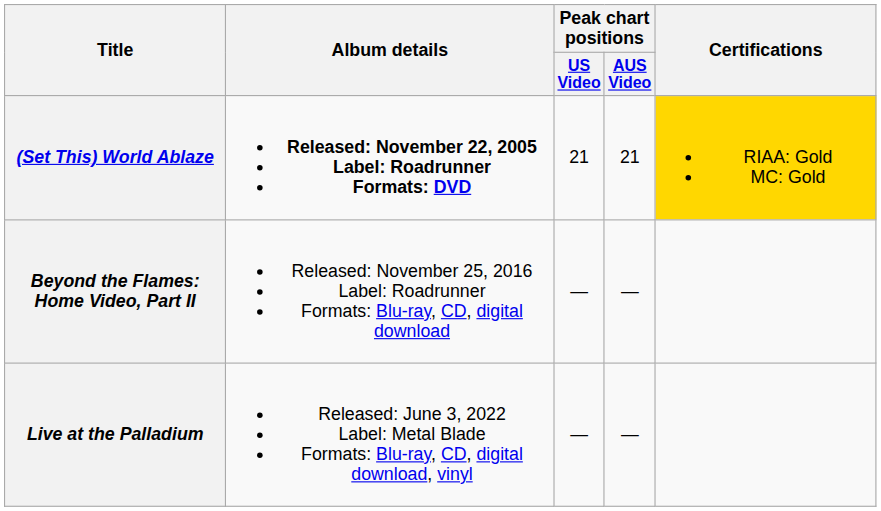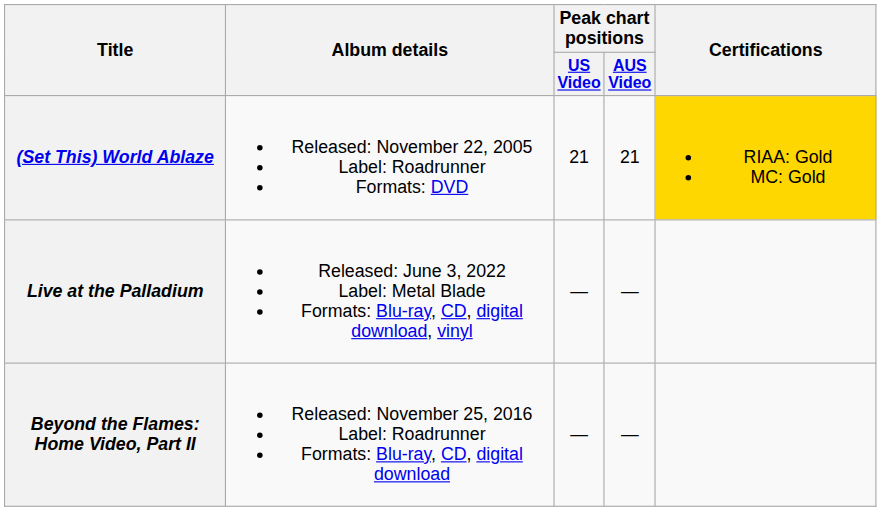(390, 168) bold -> (390, 168) normal
rows swapped: (115, 291) <-> (115, 434)
